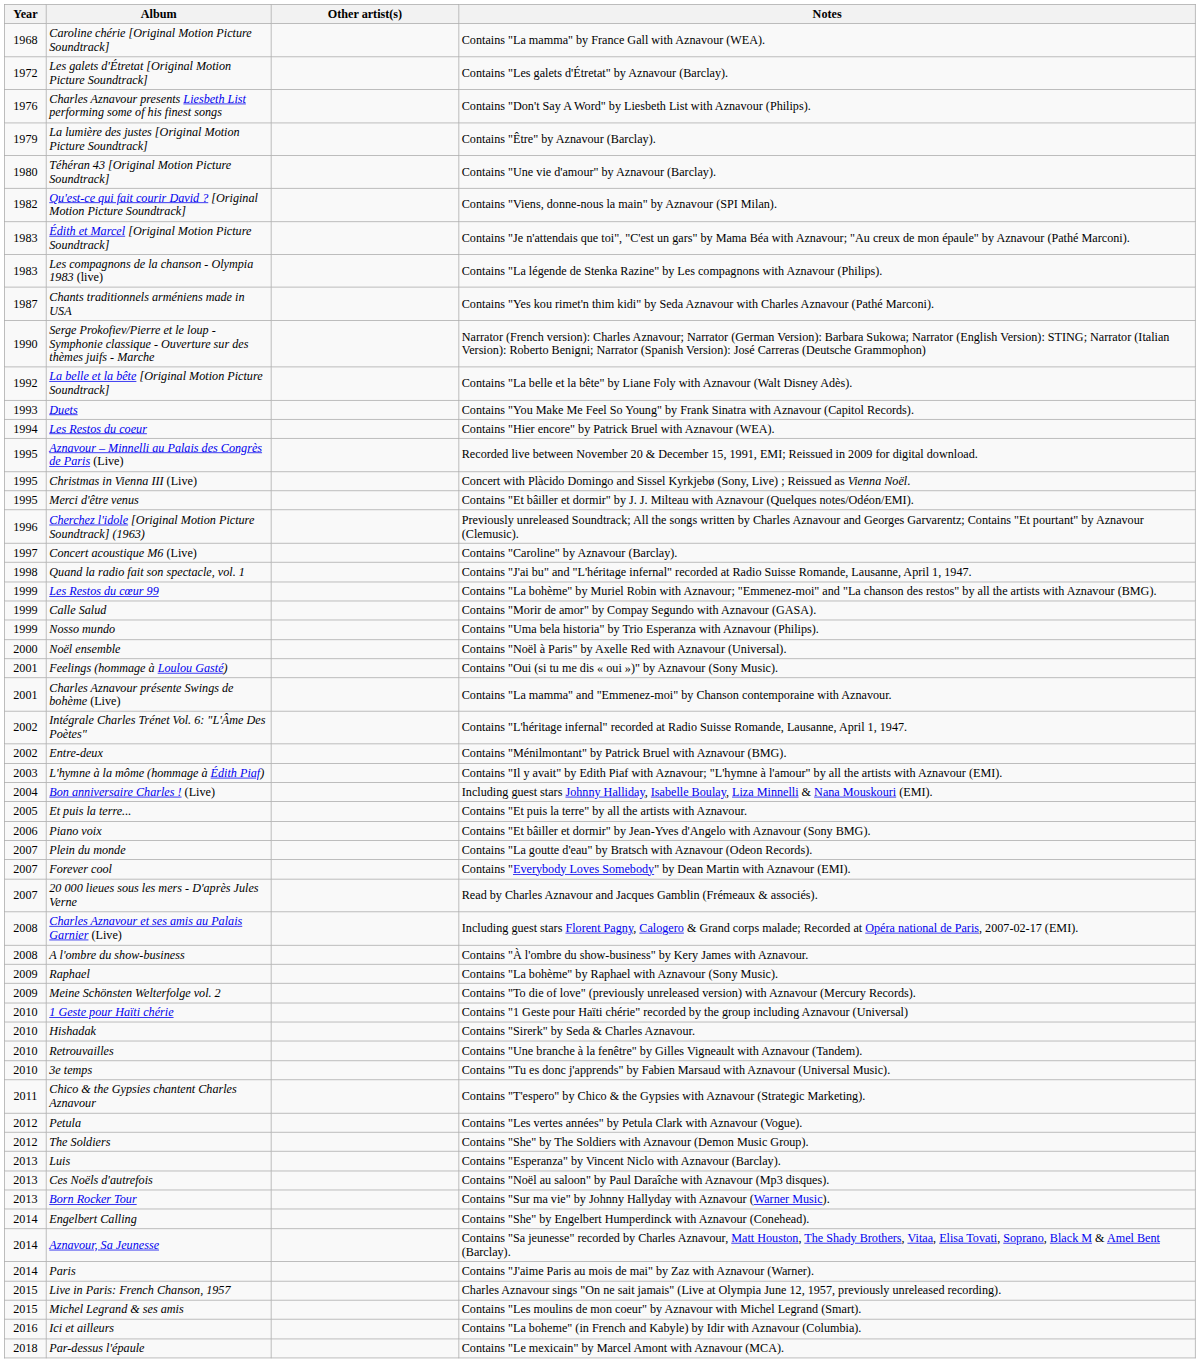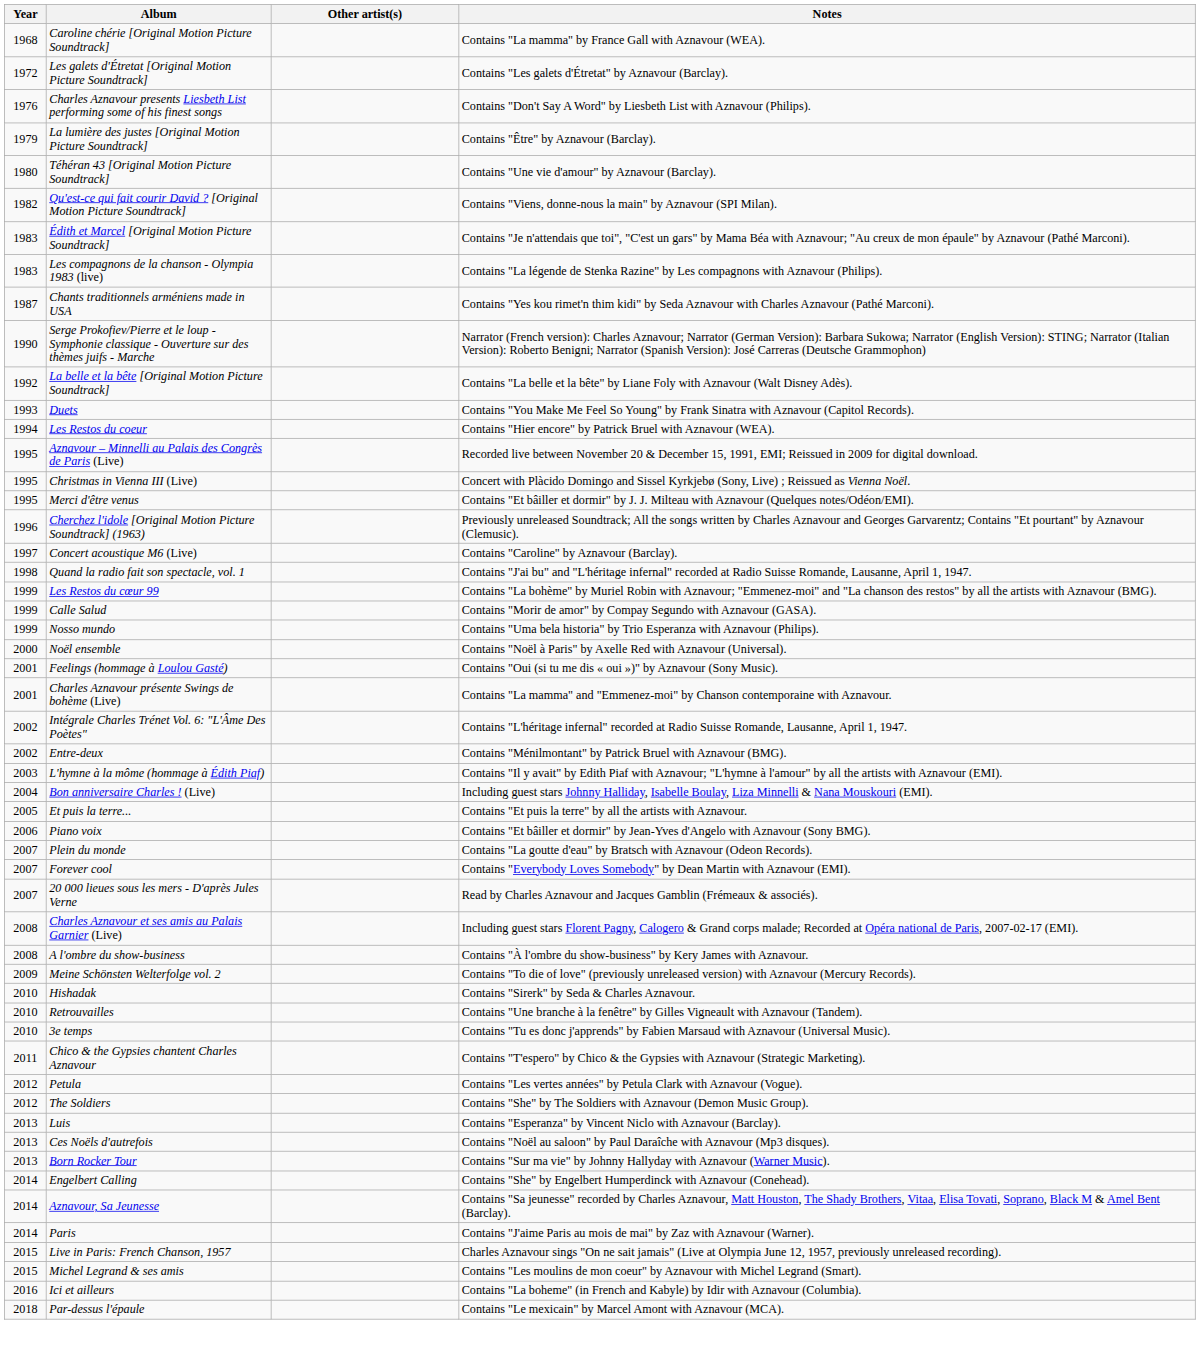- row: (70, 973)
- row: (111, 1012)
